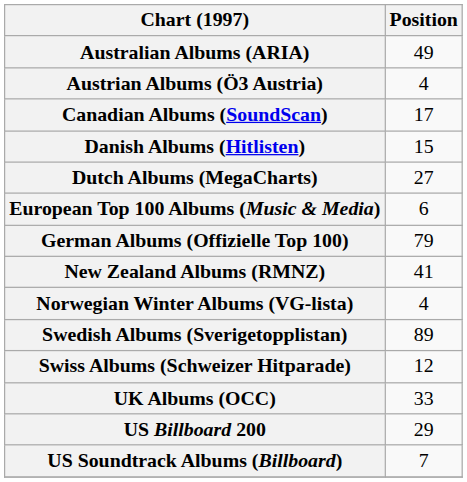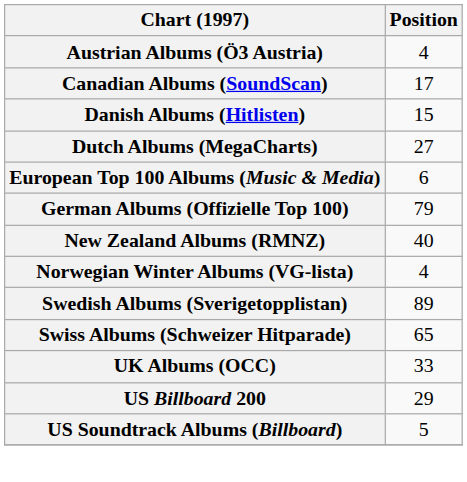- row: (195, 51)
(424, 271) 41 -> (424, 240) 40
(424, 366) 12 -> (424, 334) 65
(424, 460) 7 -> (424, 429) 5
